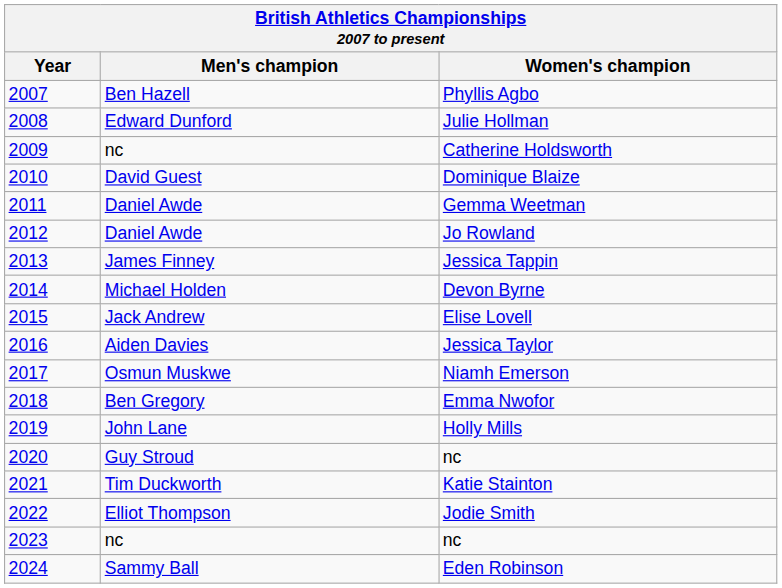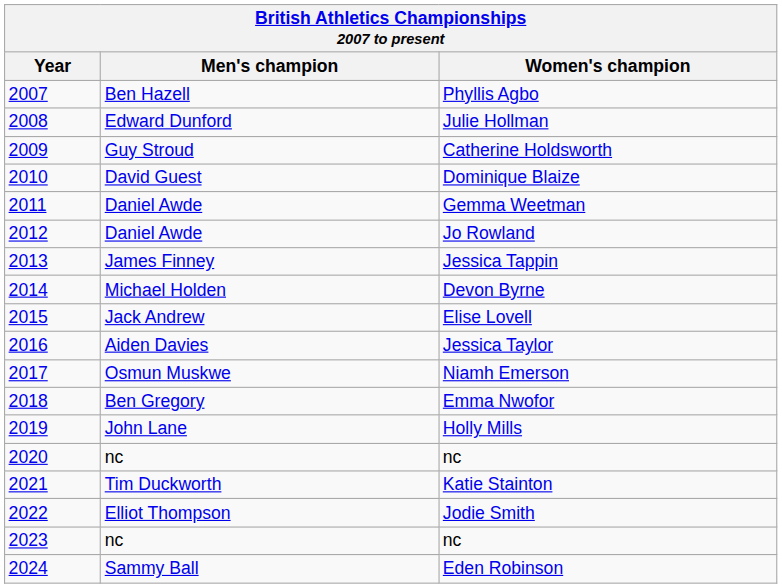(114, 149) nc -> (149, 149) Guy Stroud
(149, 456) Guy Stroud -> (114, 456) nc
